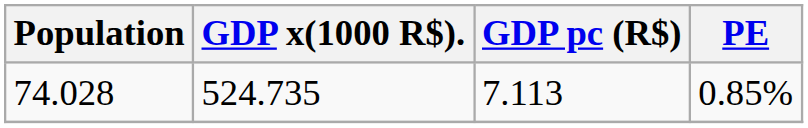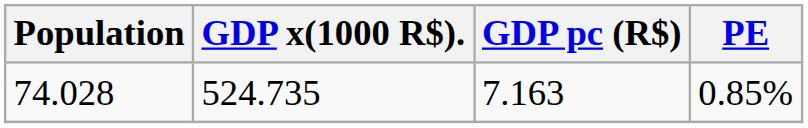(523, 91) 7.113 -> (523, 91) 7.163
